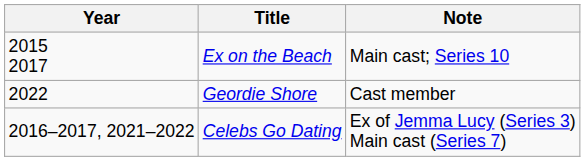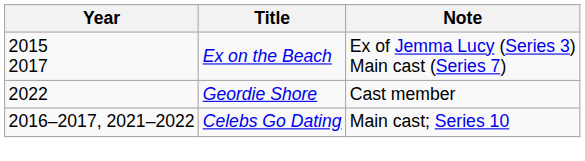(429, 56) Main cast; Series 10 -> (463, 56) Ex of Jemma Lucy (Series 3) Main cast (Series 7)
(463, 131) Ex of Jemma Lucy (Series 3) Main cast (Series 7) -> (429, 121) Main cast; Series 10
